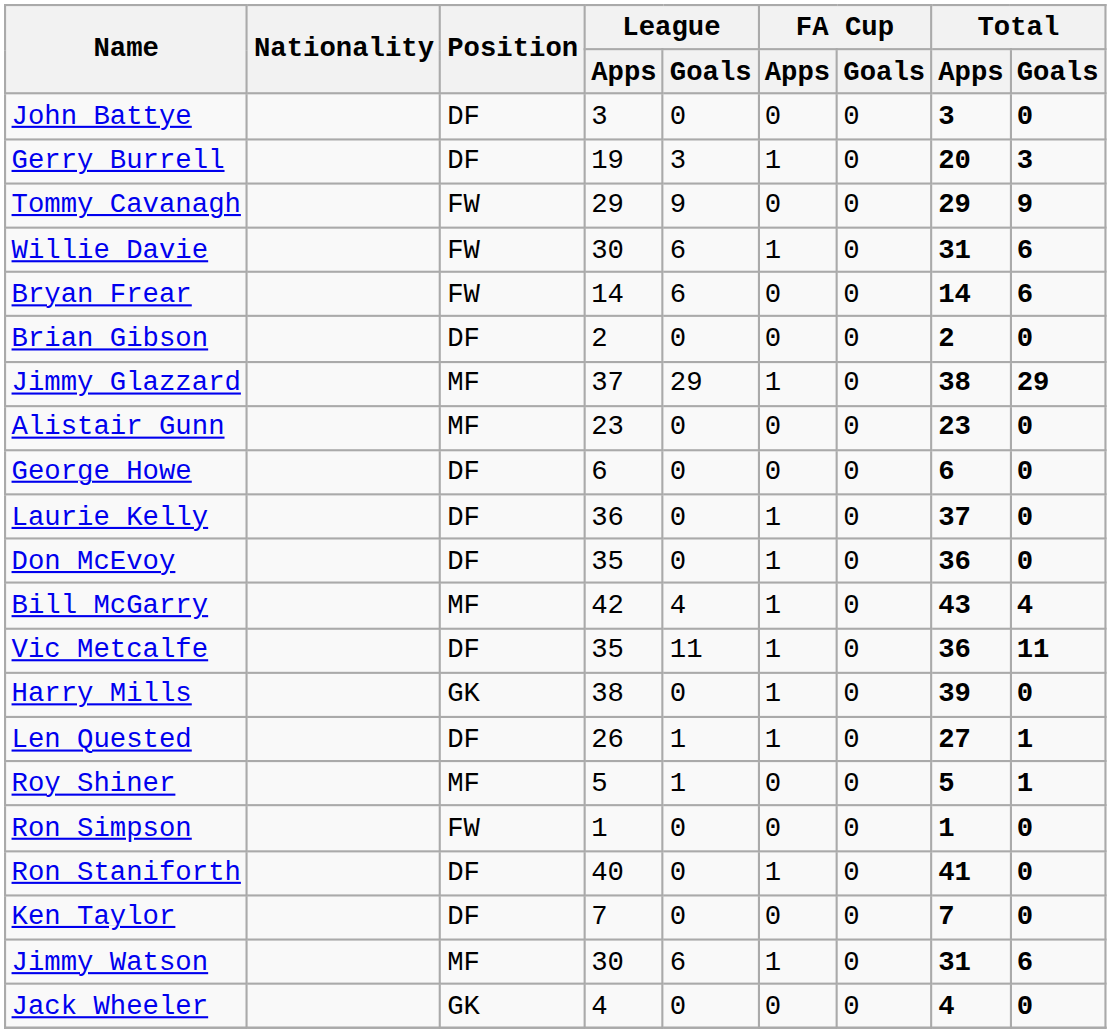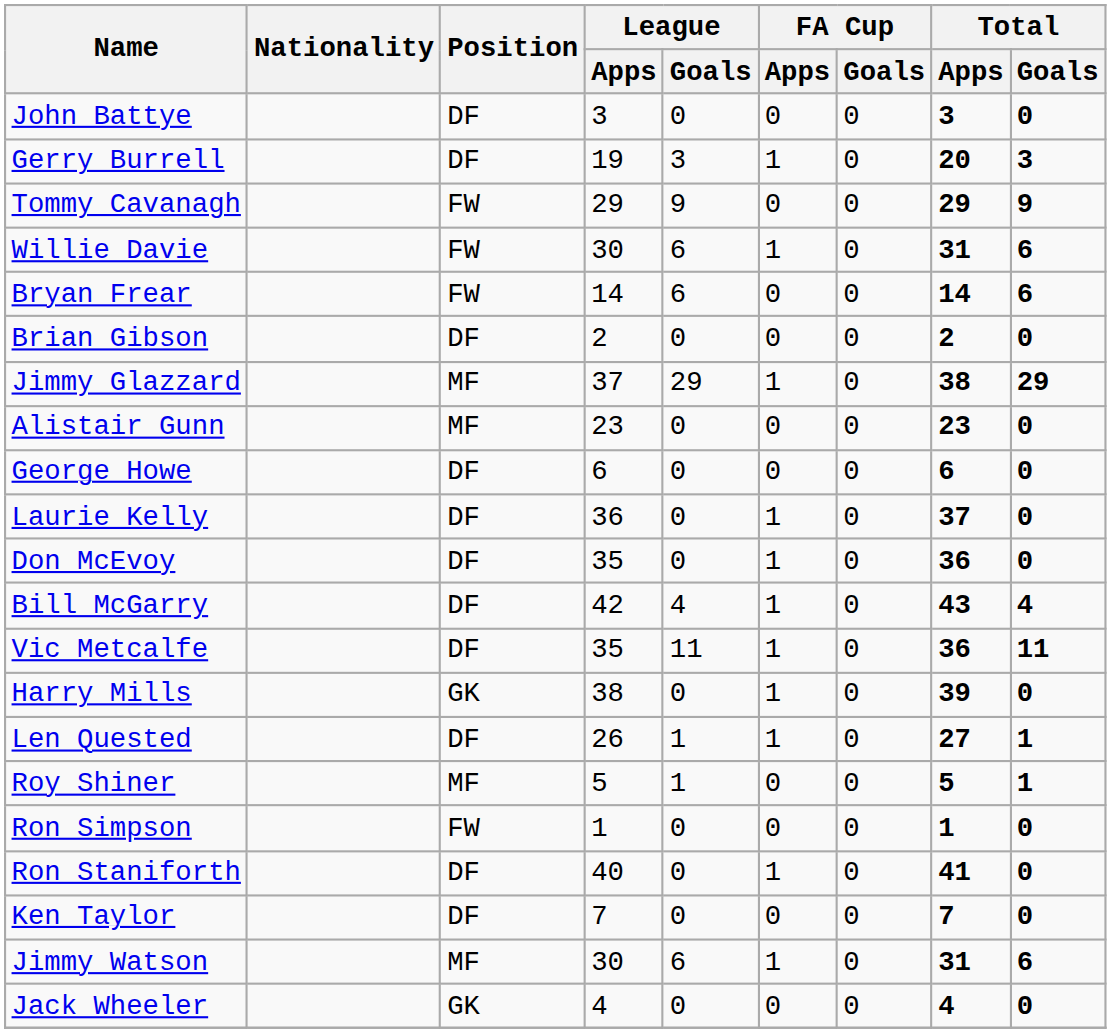(464, 606) MF -> (464, 606) DF
